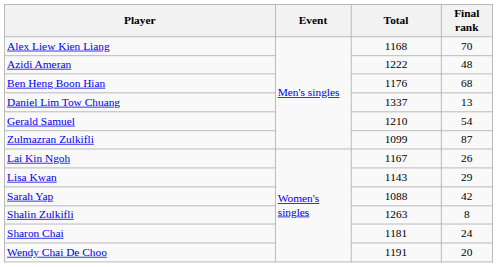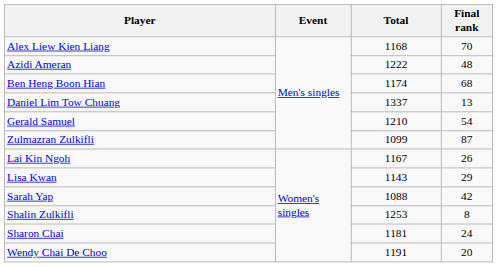(396, 83) 1176 -> (396, 83) 1174
(396, 215) 1263 -> (396, 215) 1253
